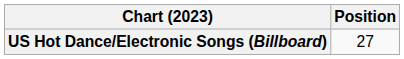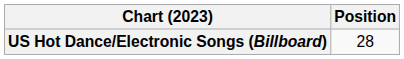(365, 41) 27 -> (365, 41) 28
